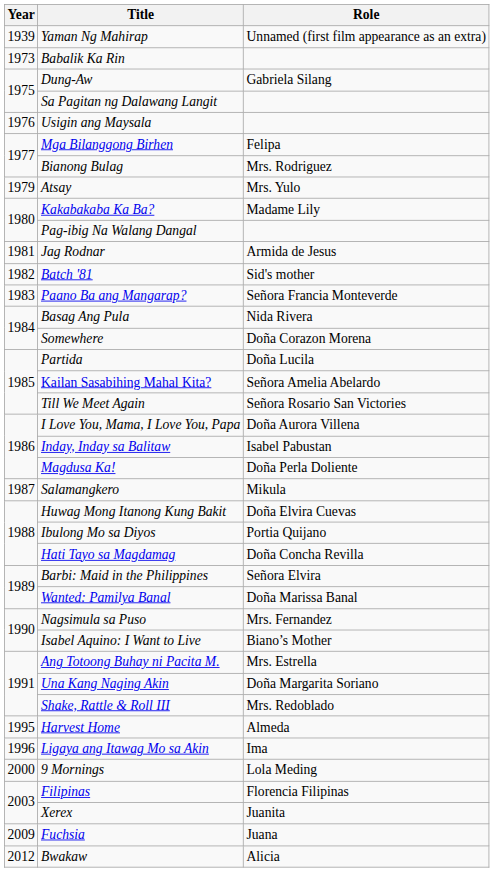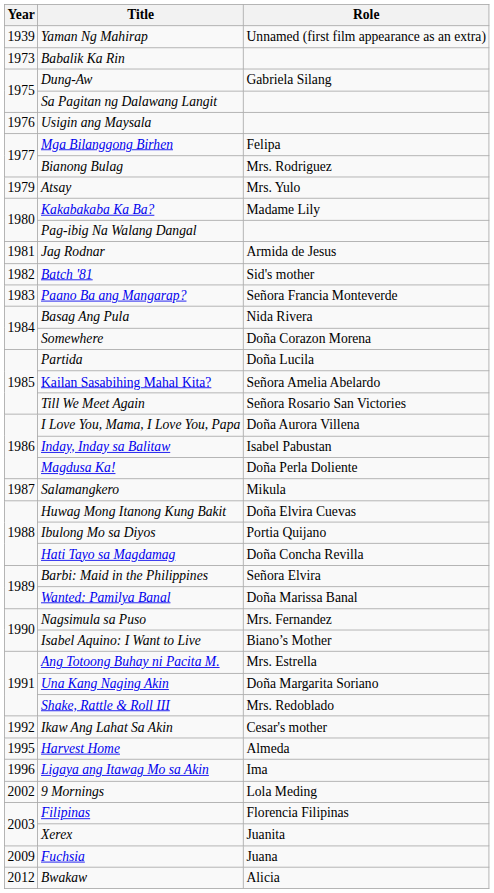+ row: (107, 727)
(21, 770) 2000 -> (21, 791) 2002
